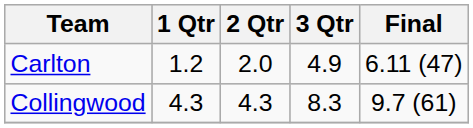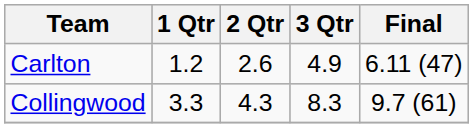(255, 63) 2.0 -> (255, 63) 2.6
(186, 102) 4.3 -> (186, 102) 3.3
